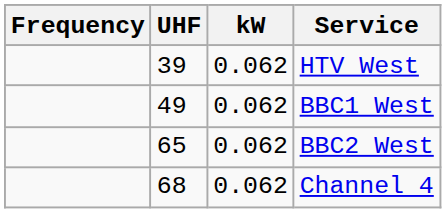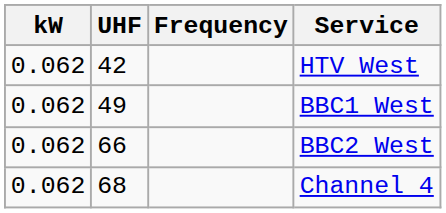columns swapped: (78, 25) <-> (251, 25)
(172, 66) 39 -> (112, 66) 42
(172, 147) 65 -> (112, 147) 66
